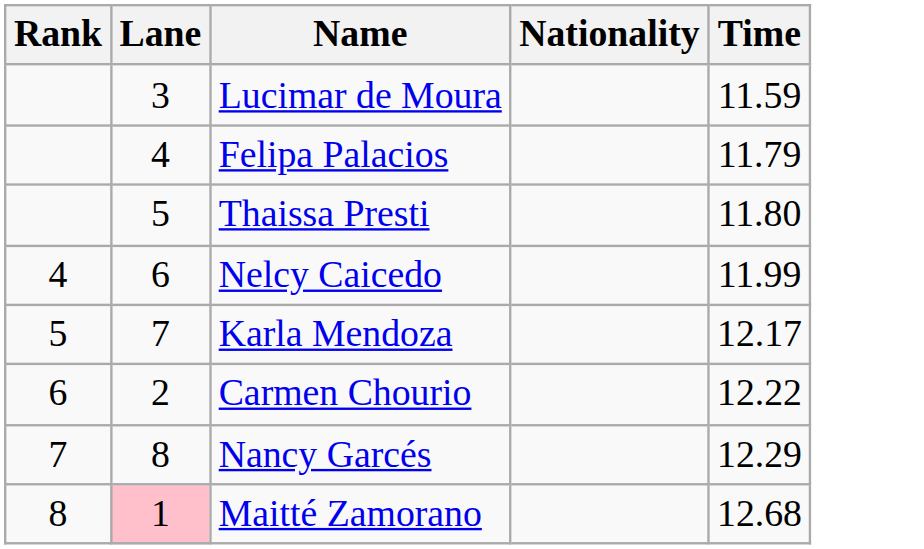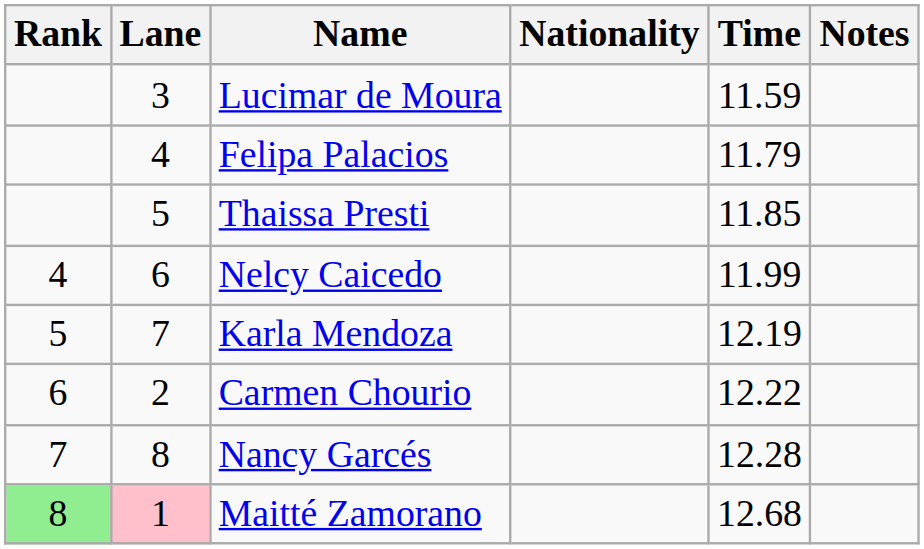+ column: (864, 34)
(759, 214) 11.80 -> (759, 214) 11.85
(759, 333) 12.17 -> (759, 333) 12.19
(759, 453) 12.29 -> (759, 453) 12.28
(58, 513) no background -> (58, 513) lightgreen background
